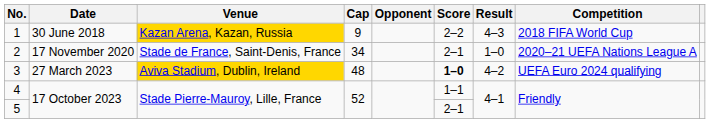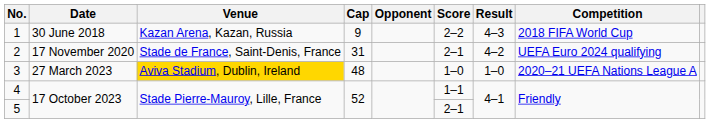(216, 33) gold background -> (216, 33) no background
(358, 52) 34 -> (358, 52) 31
(494, 52) 1–0 -> (494, 52) 4–2
(607, 52) 2020–21 UEFA Nations League A -> (590, 52) UEFA Euro 2024 qualifying
(454, 71) bold -> (454, 71) normal
(494, 71) 4–2 -> (494, 71) 1–0
(590, 71) UEFA Euro 2024 qualifying -> (607, 71) 2020–21 UEFA Nations League A
